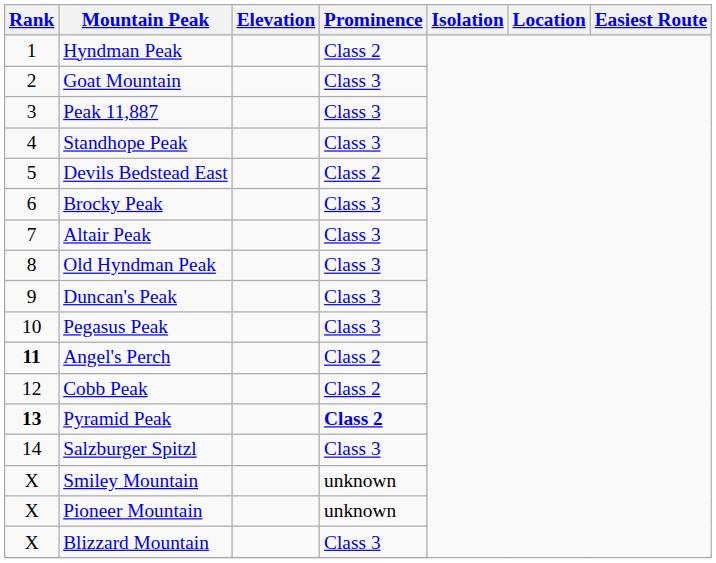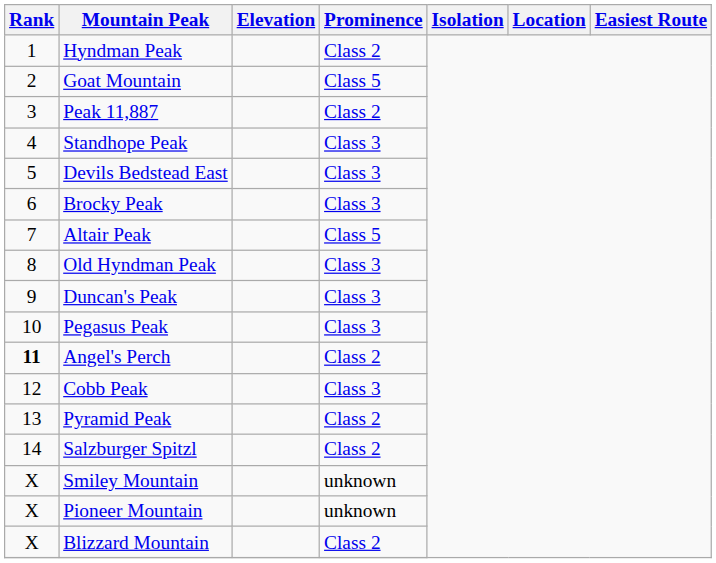(352, 81) Class 3 -> (352, 81) Class 5
(352, 111) Class 3 -> (352, 111) Class 2
(352, 173) Class 2 -> (352, 173) Class 3
(352, 234) Class 3 -> (352, 234) Class 5
(352, 388) Class 2 -> (352, 388) Class 3
(32, 419) bold -> (32, 419) normal
(353, 419) bold -> (352, 419) normal
(352, 449) Class 3 -> (352, 449) Class 2
(352, 541) Class 3 -> (352, 541) Class 2
